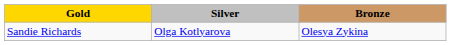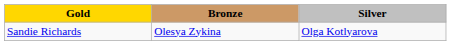columns swapped: (225, 13) <-> (372, 13)
